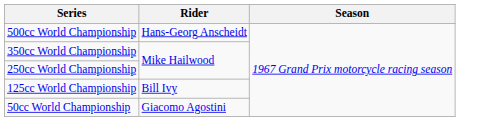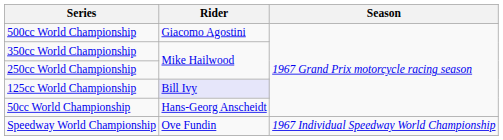(194, 32) Hans-Georg Anscheidt -> (204, 32) Giacomo Agostini
(159, 88) no background -> (179, 88) lavender background
(184, 107) Giacomo Agostini -> (214, 107) Hans-Georg Anscheidt
+ row: (82, 126)
